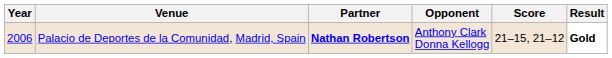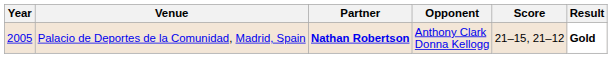(20, 38) 2006 -> (20, 38) 2005
